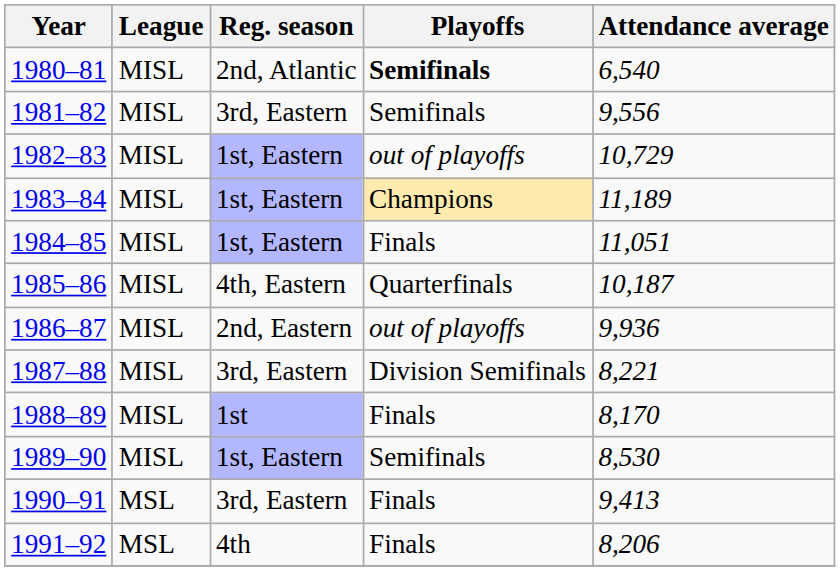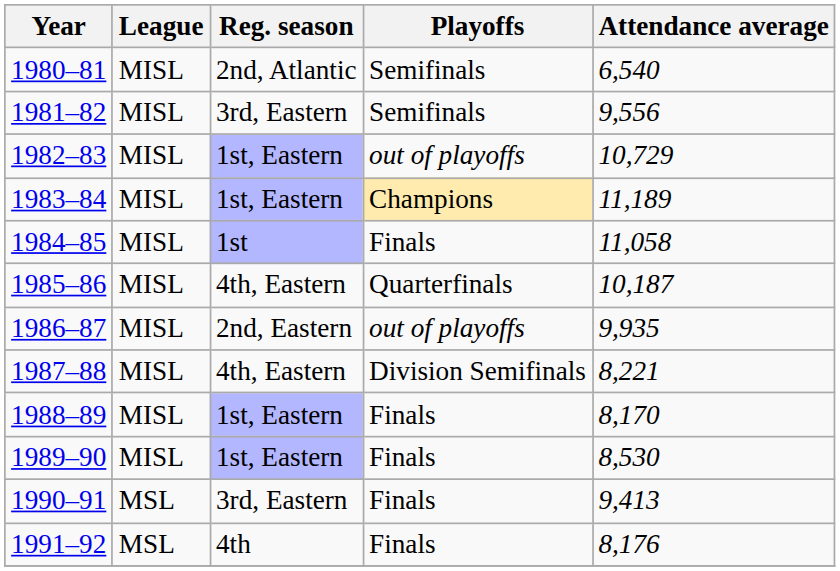(430, 69) bold -> (427, 69) normal
(279, 241) 1st, Eastern -> (232, 241) 1st
(635, 241) 11,051 -> (635, 241) 11,058
(629, 328) 9,936 -> (629, 328) 9,935
(282, 371) 3rd, Eastern -> (281, 371) 4th, Eastern
(232, 414) 1st -> (279, 414) 1st, Eastern
(427, 457) Semifinals -> (402, 457) Finals
(629, 543) 8,206 -> (629, 543) 8,176
